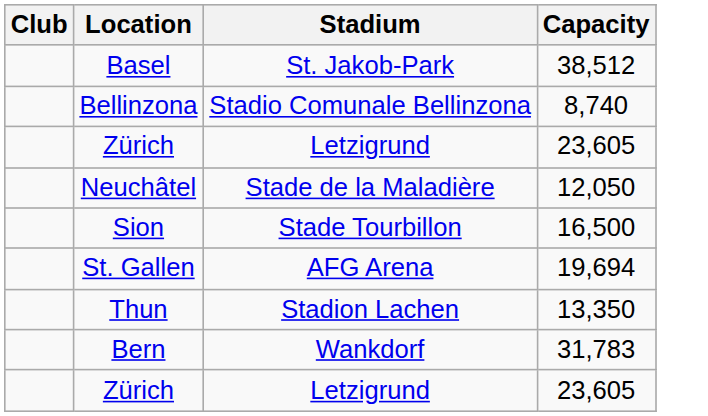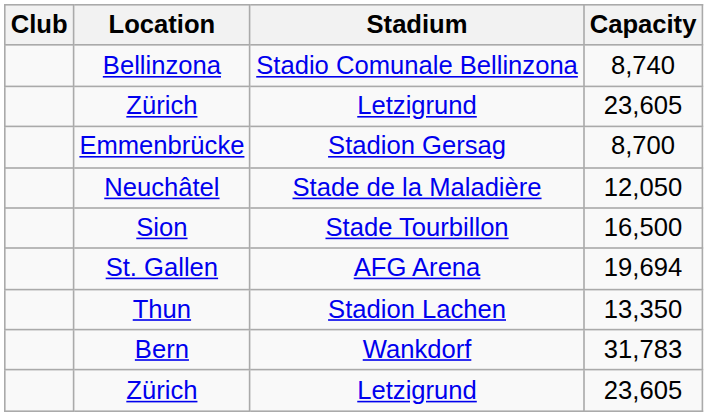- row: (138, 65)
+ row: (162, 146)
